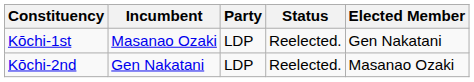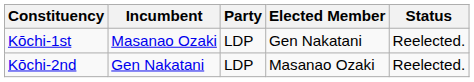columns swapped: (305, 16) <-> (407, 16)
